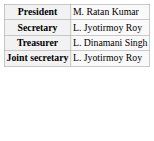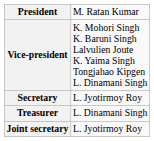+ row: (37, 55)
